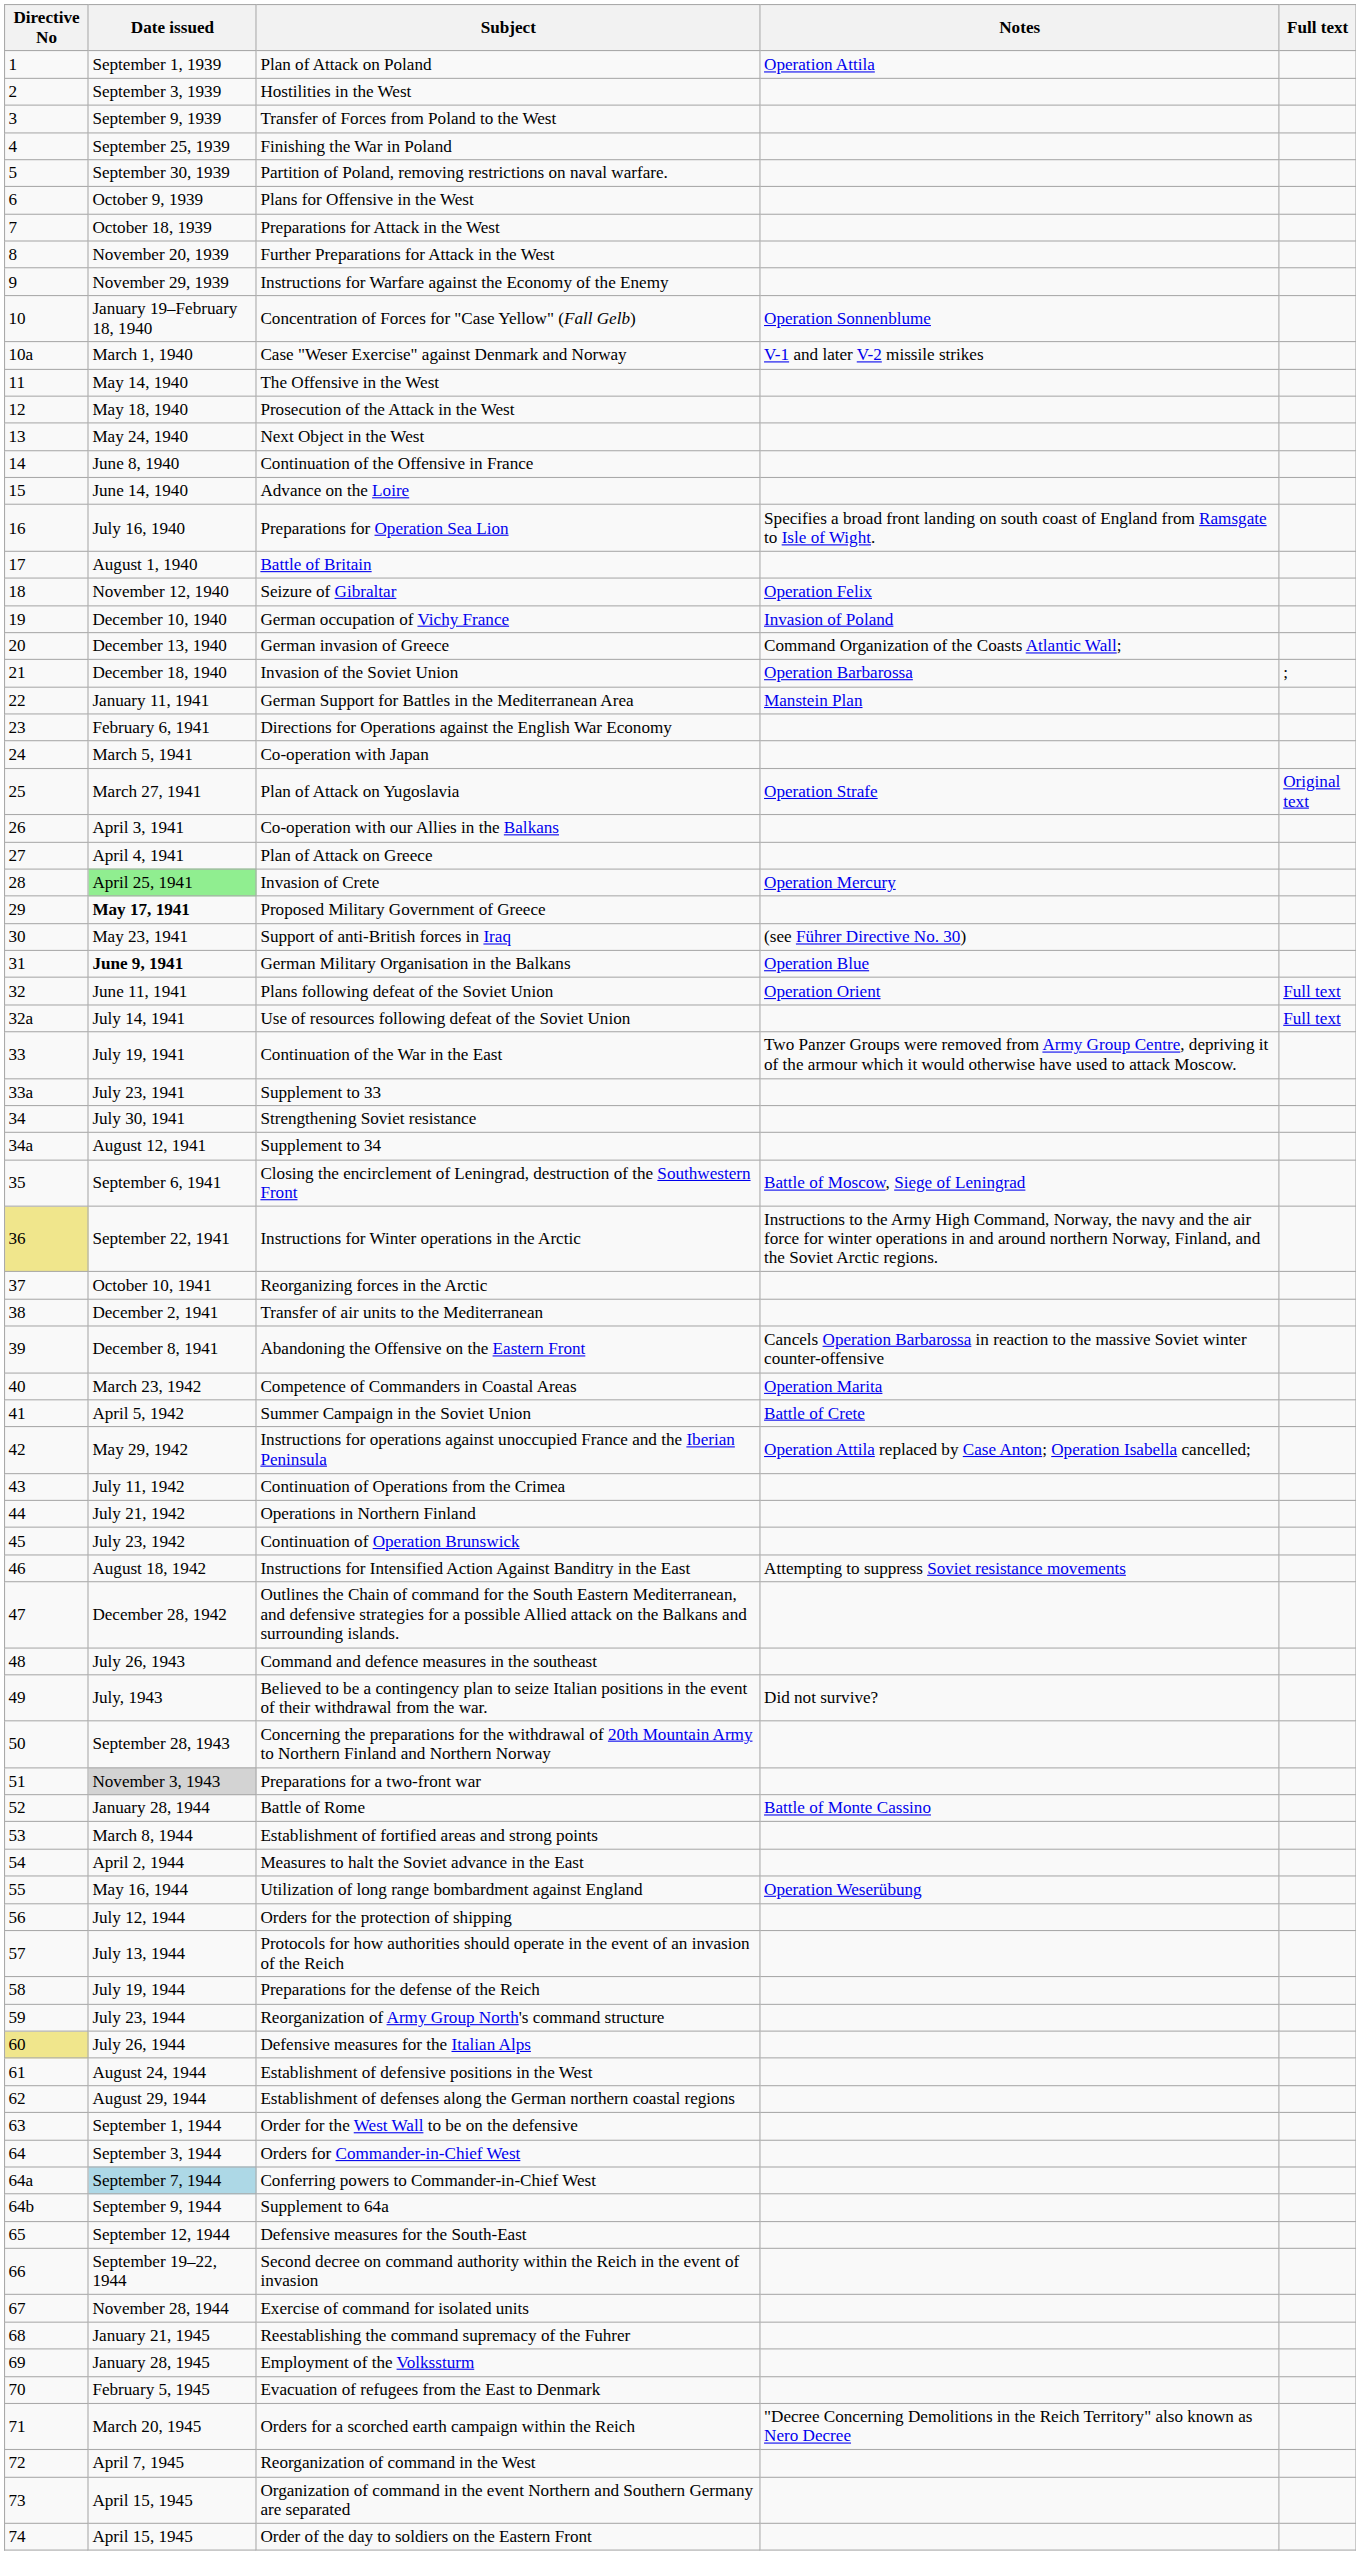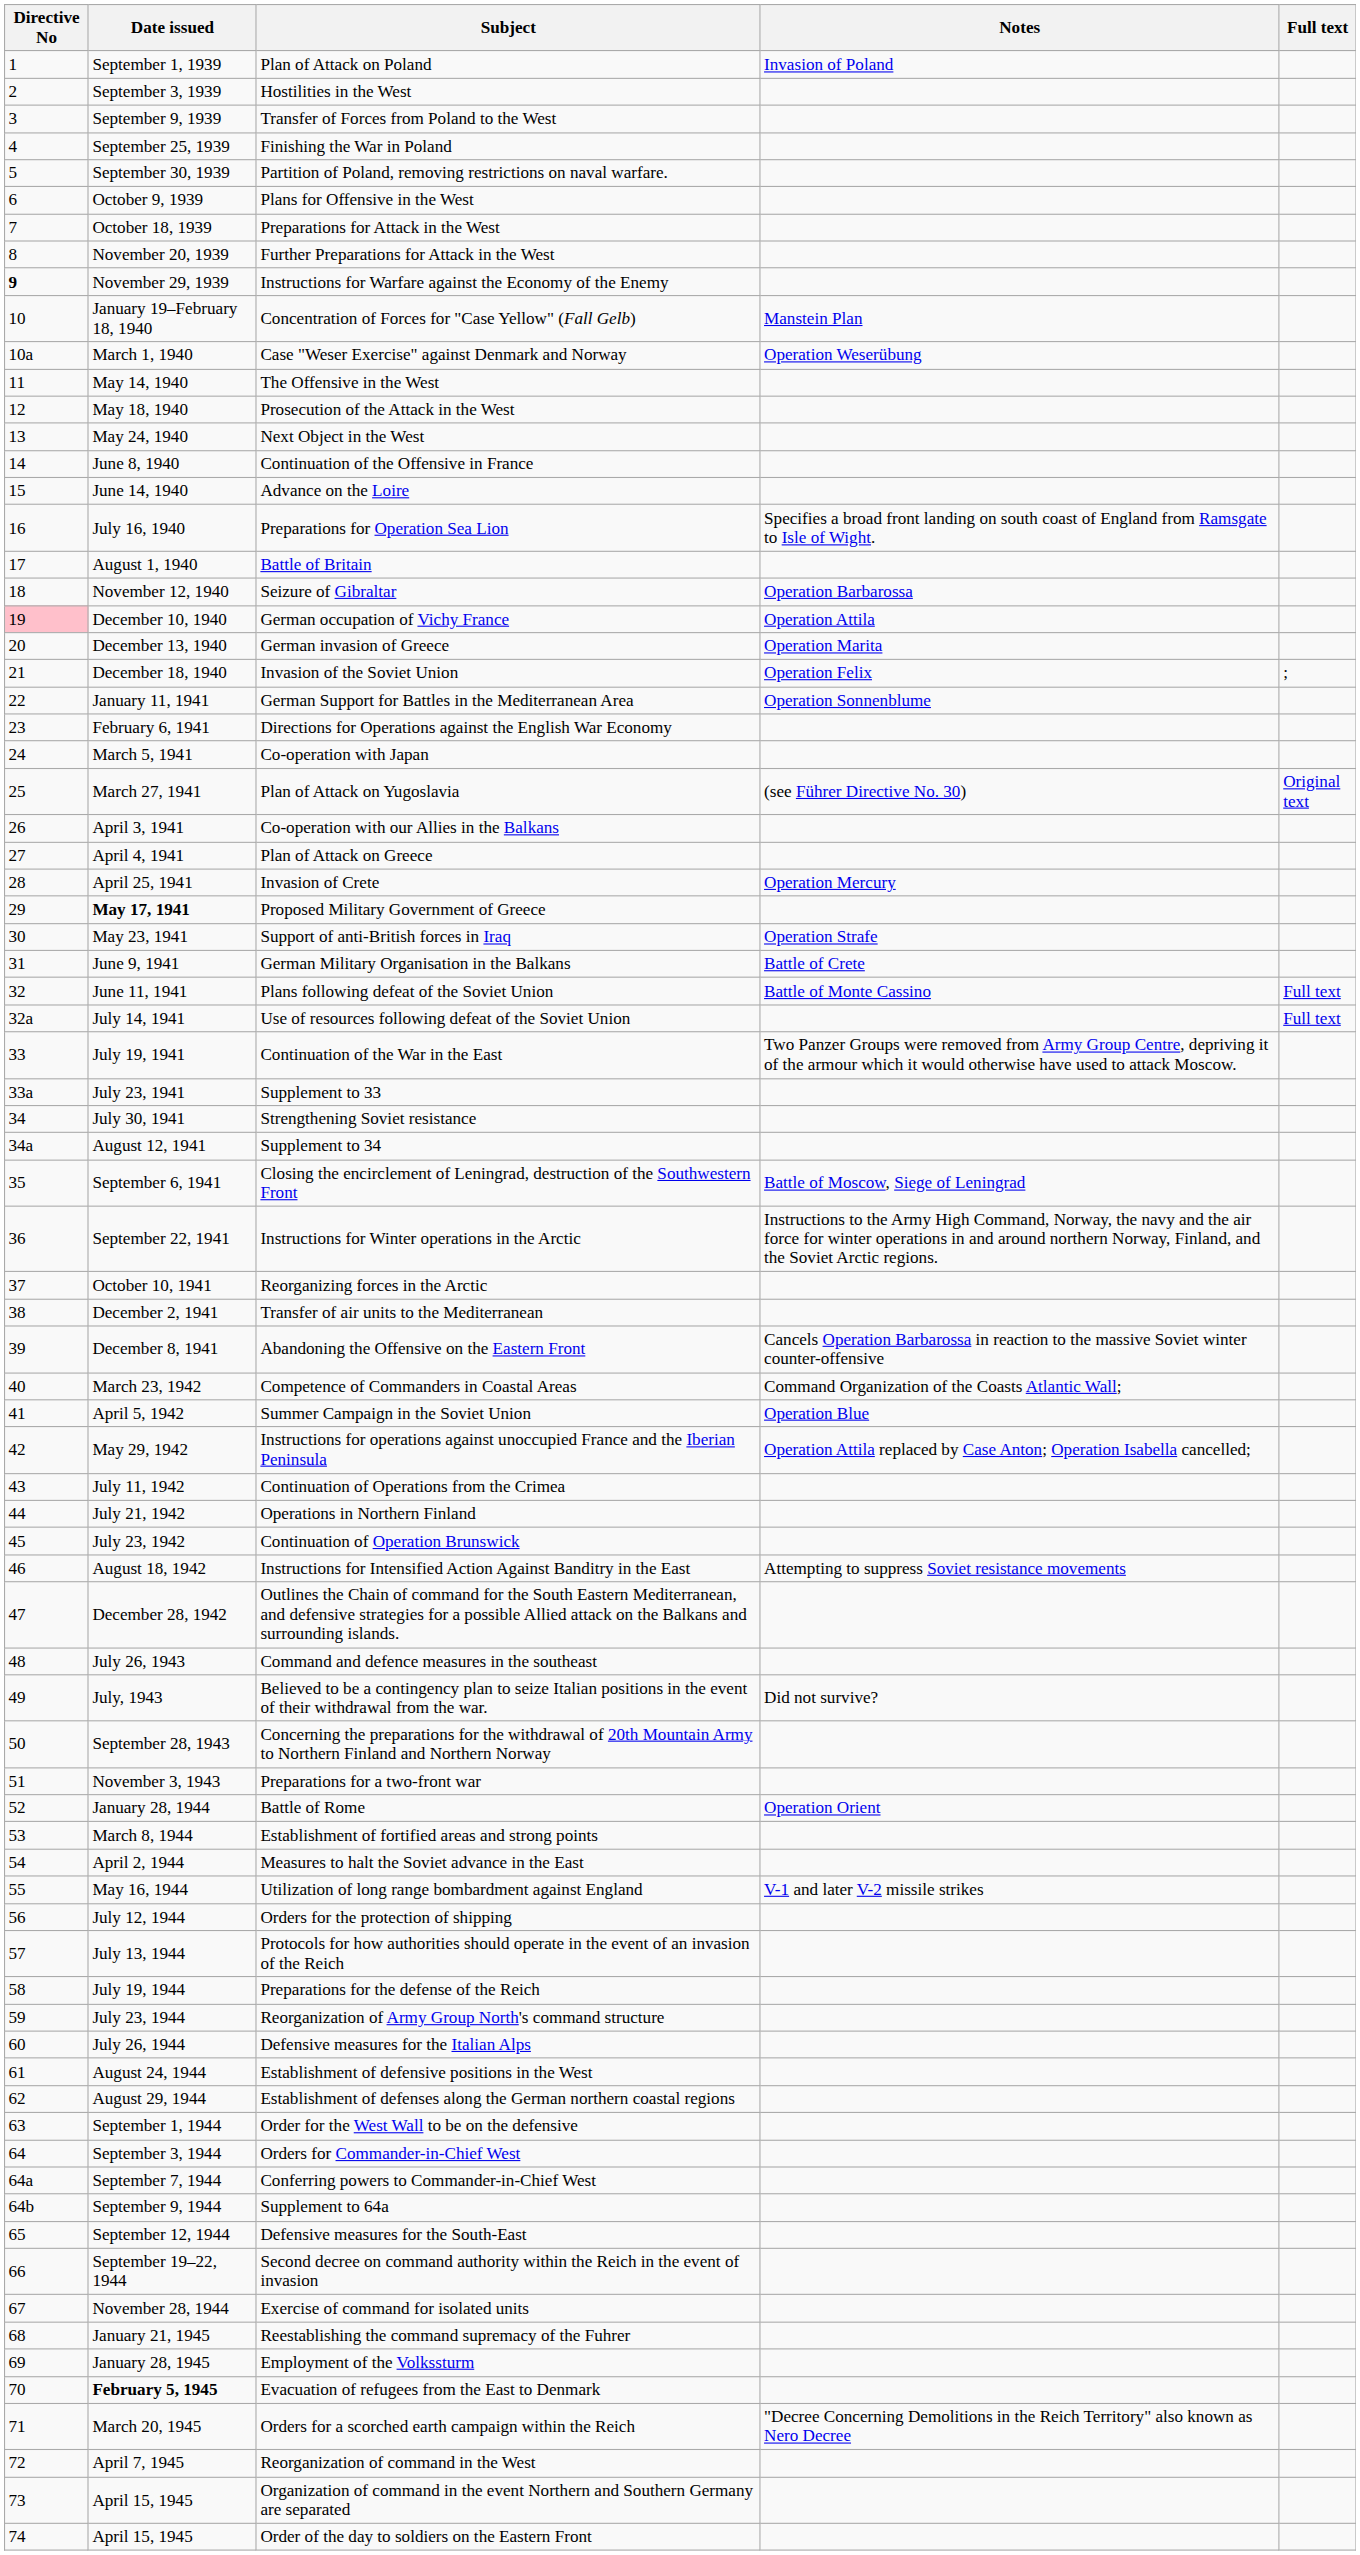(819, 64) Operation Attila -> (829, 64) Invasion of Poland
(13, 281) normal -> (13, 281) bold
(847, 318) Operation Sonnenblume -> (813, 318) Manstein Plan
(874, 355) V-1 and later V-2 missile strikes -> (843, 355) Operation Weserübung
(818, 591) Operation Felix -> (838, 591) Operation Barbarossa
(17, 618) no background -> (17, 618) pink background
(829, 618) Invasion of Poland -> (819, 618) Operation Attila
(943, 646) Command Organization of the Coasts Atlantic Wall; -> (823, 646) Operation Marita
(838, 673) Operation Barbarossa -> (818, 673) Operation Felix
(813, 700) Manstein Plan -> (847, 700) Operation Sonnenblume
(821, 791) Operation Strafe -> (865, 791) (see Führer Directive No. 30)
(143, 882) lightgreen background -> (143, 882) no background
(865, 936) (see Führer Directive No. 30) -> (821, 936) Operation Strafe
(138, 963) bold -> (136, 963) normal
(817, 963) Operation Blue -> (814, 963) Battle of Crete
(822, 991) Operation Orient -> (848, 991) Battle of Monte Cassino
(17, 1238) khaki background -> (17, 1238) no background
(823, 1386) Operation Marita -> (943, 1386) Command Organization of the Coasts Atlantic Wall;
(814, 1413) Battle of Crete -> (817, 1413) Operation Blue
(156, 1781) lightgrey background -> (156, 1781) no background
(848, 1808) Battle of Monte Cassino -> (822, 1808) Operation Orient
(843, 1889) Operation Weserübung -> (874, 1889) V-1 and later V-2 missile strikes
(17, 2044) khaki background -> (17, 2044) no background
(157, 2180) lightblue background -> (157, 2180) no background
(151, 2389) normal -> (155, 2389) bold
